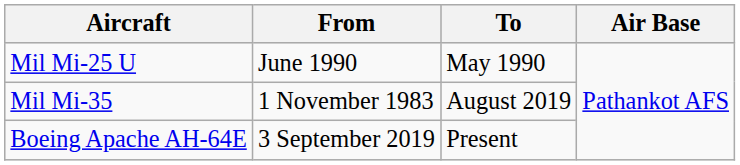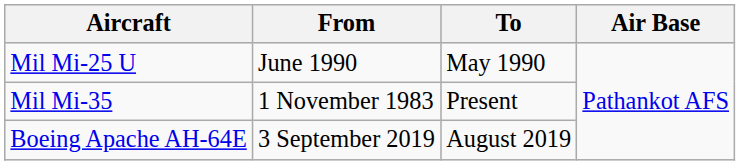(509, 100) August 2019 -> (482, 100) Present
(482, 139) Present -> (509, 139) August 2019
